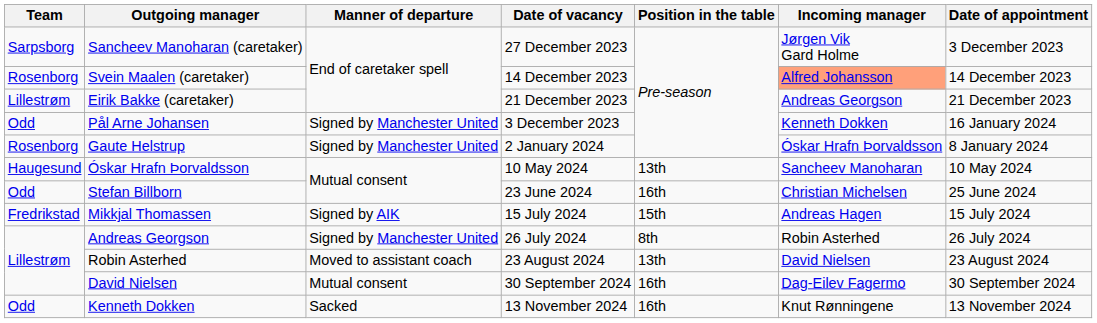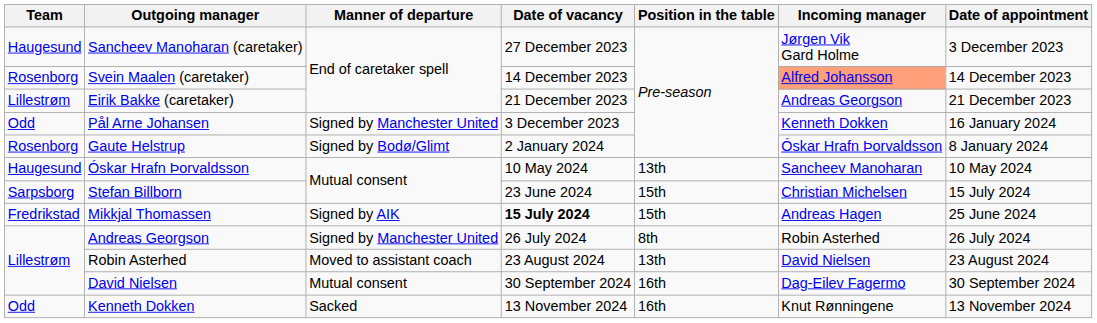(41, 46) Sarpsborg -> (45, 46) Haugesund
(404, 146) Signed by Manchester United -> (379, 146) Signed by Bodø/Glimt
(21, 191) Odd -> (41, 191) Sarpsborg
(652, 191) 16th -> (652, 191) 15th
(993, 191) 25 June 2024 -> (990, 191) 15 July 2024
(546, 214) normal -> (547, 214) bold
(990, 214) 15 July 2024 -> (993, 214) 25 June 2024
